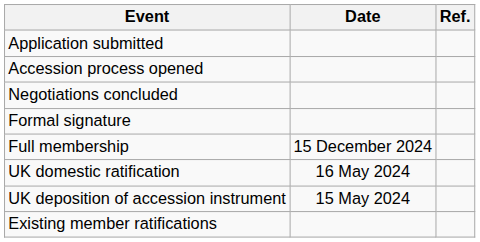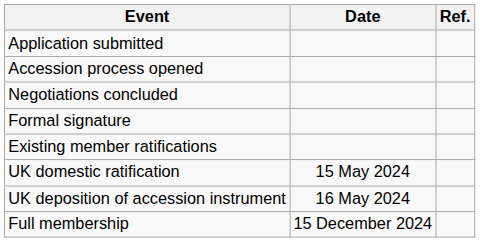rows swapped: (113, 224) <-> (69, 146)
(363, 172) 16 May 2024 -> (363, 172) 15 May 2024
(363, 198) 15 May 2024 -> (363, 198) 16 May 2024
